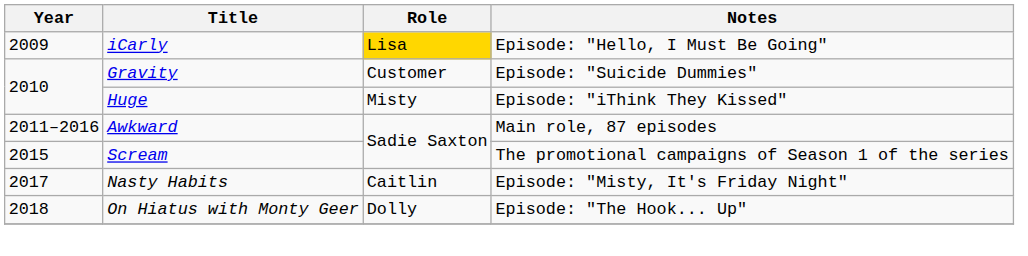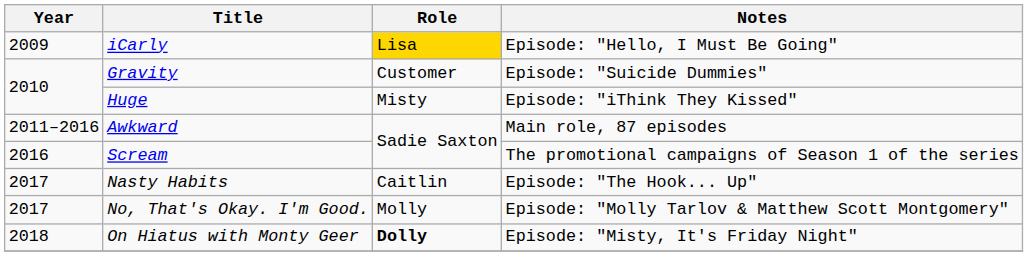(29, 155) 2015 -> (29, 155) 2016
(672, 182) Episode: "Misty, It's Friday Night" -> (631, 182) Episode: "The Hook... Up"
+ row: (238, 210)
(392, 210) normal -> (402, 237) bold
(621, 210) Episode: "The Hook... Up" -> (682, 237) Episode: "Misty, It's Friday Night"
